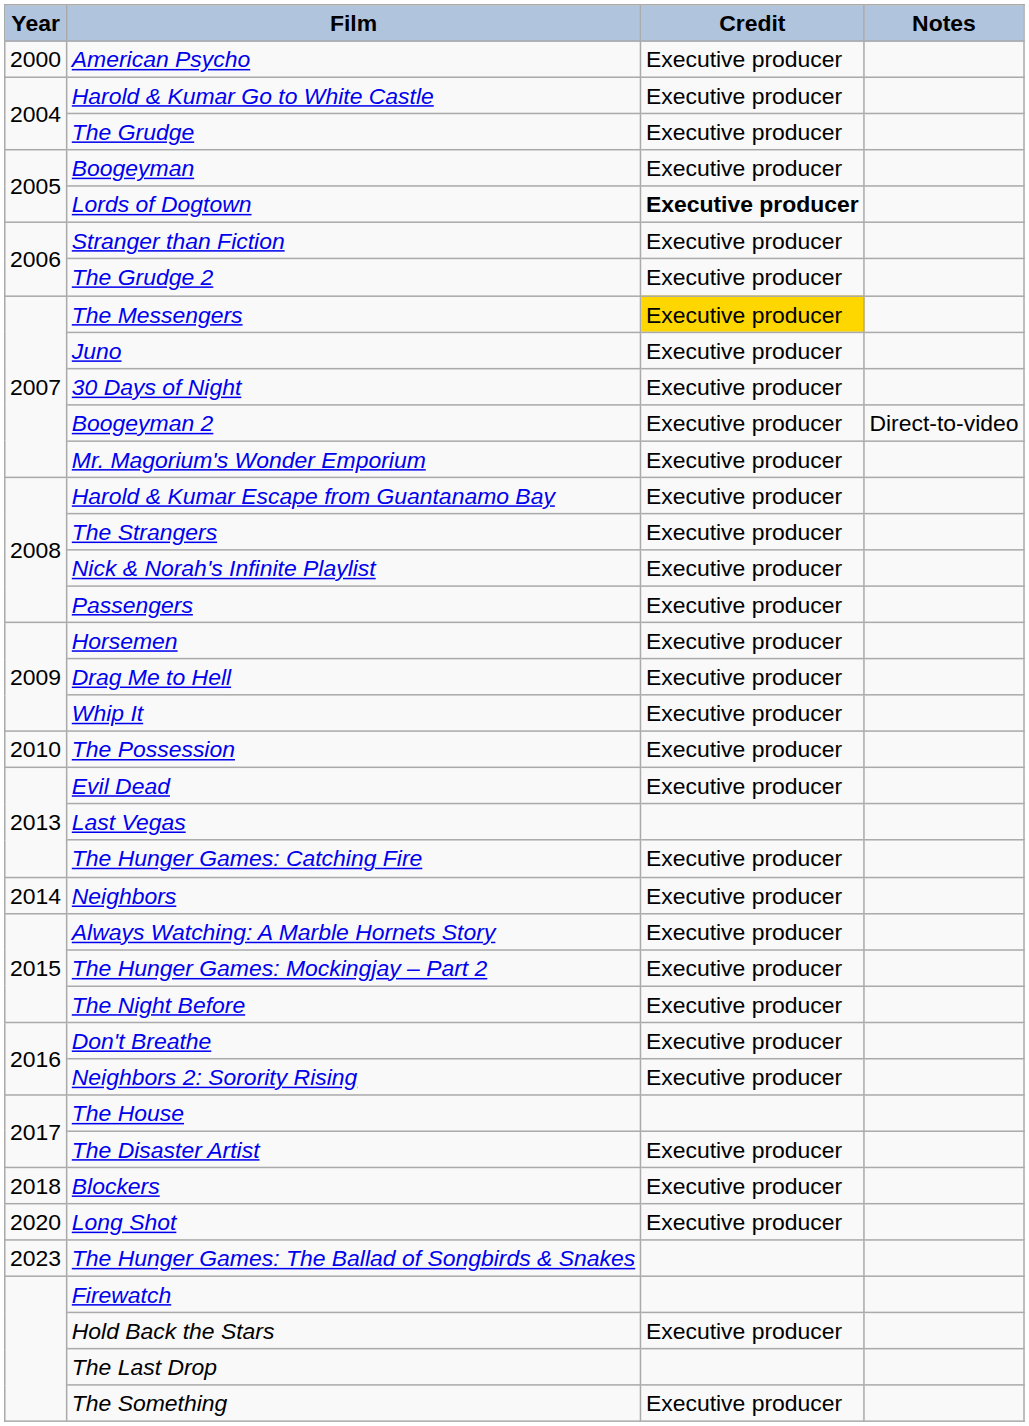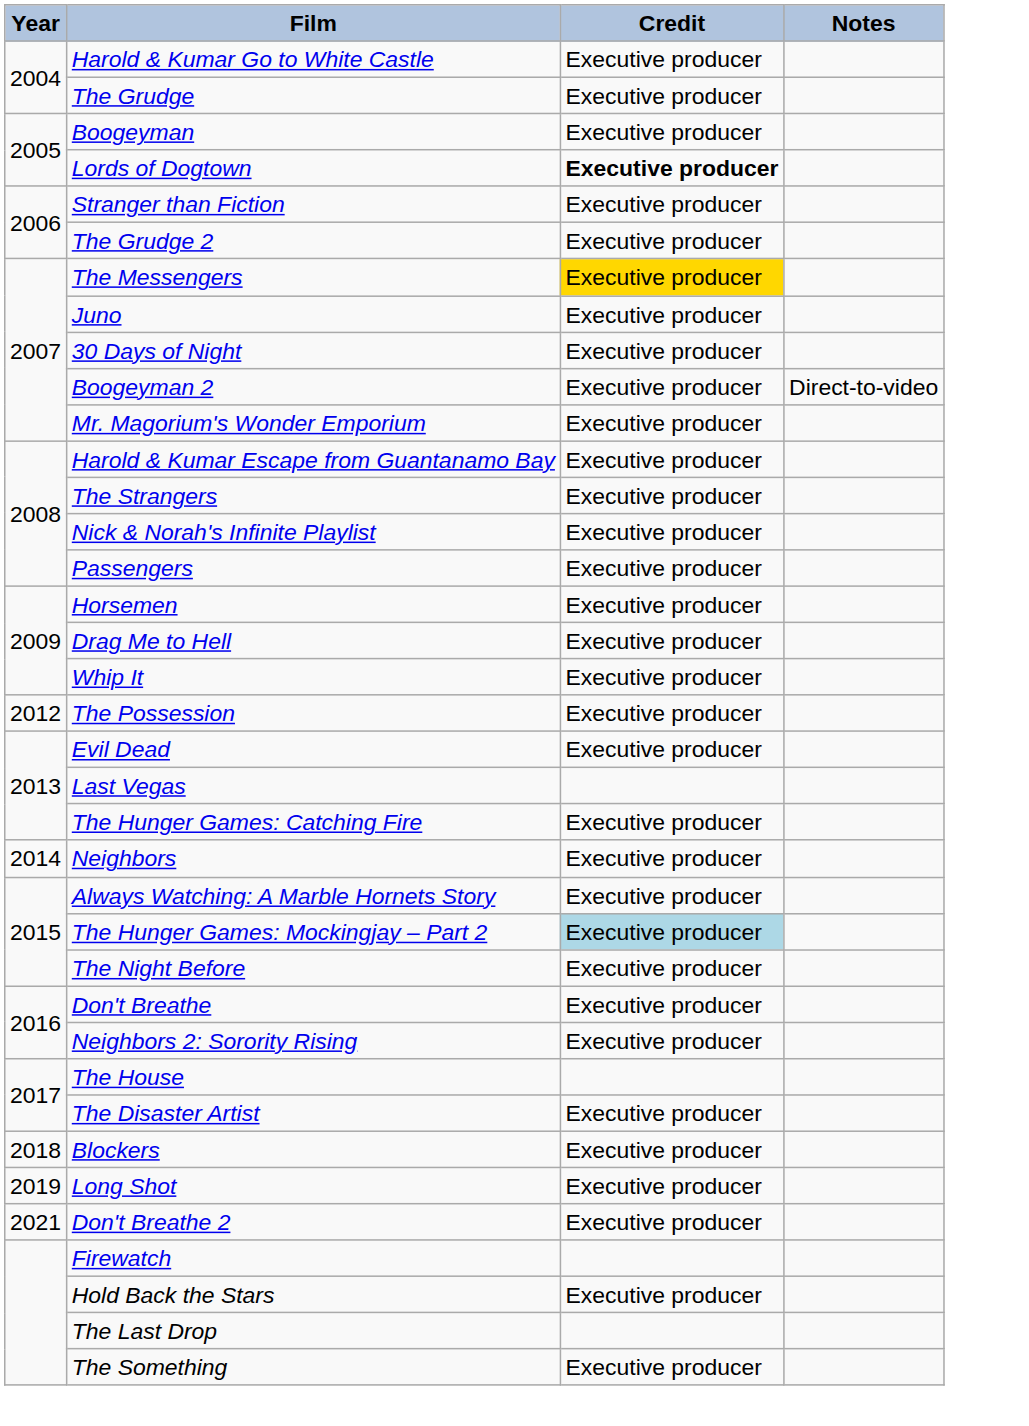- row: (161, 59)
(36, 750) 2010 -> (36, 713) 2012
(744, 968) no background -> (664, 931) lightblue background
(36, 1222) 2020 -> (36, 1186) 2019
+ row: (151, 1222)
- row: (354, 1258)
